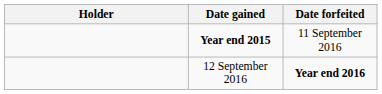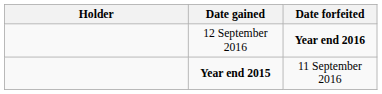rows swapped: (235, 40) <-> (235, 73)
